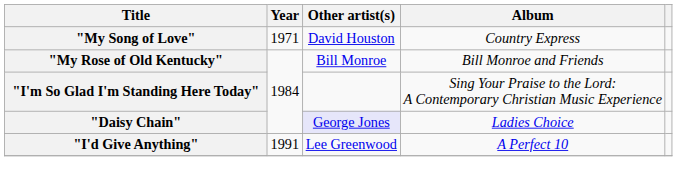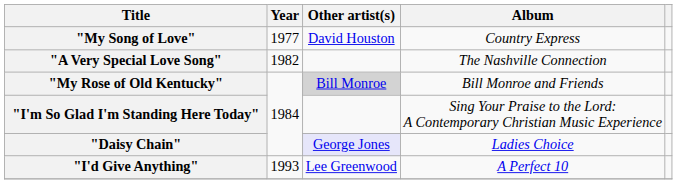(285, 38) 1971 -> (285, 38) 1977
+ row: (136, 60)
(351, 60) no background -> (351, 83) lightgrey background
(285, 144) 1991 -> (285, 167) 1993
